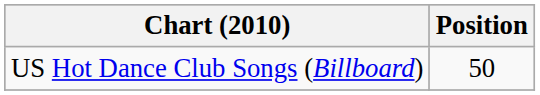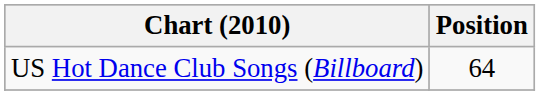(482, 68) 50 -> (482, 68) 64
